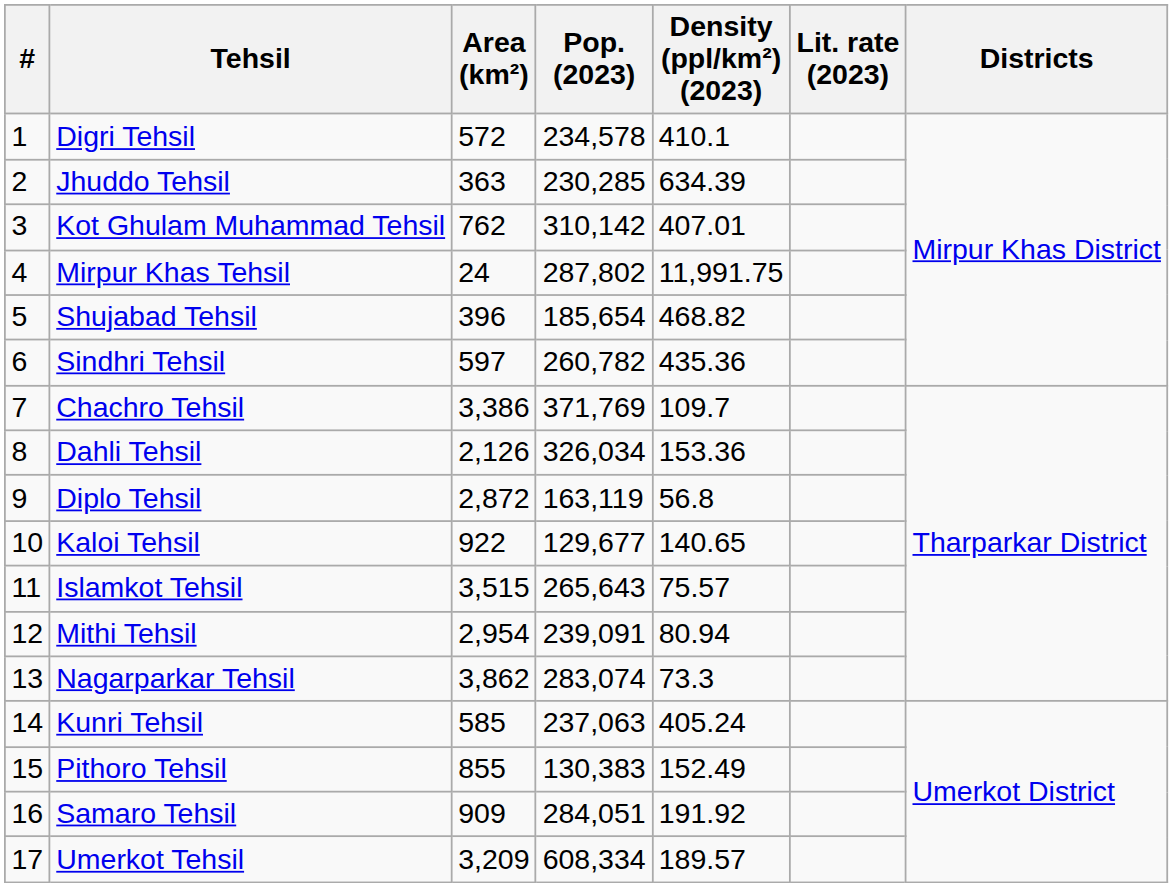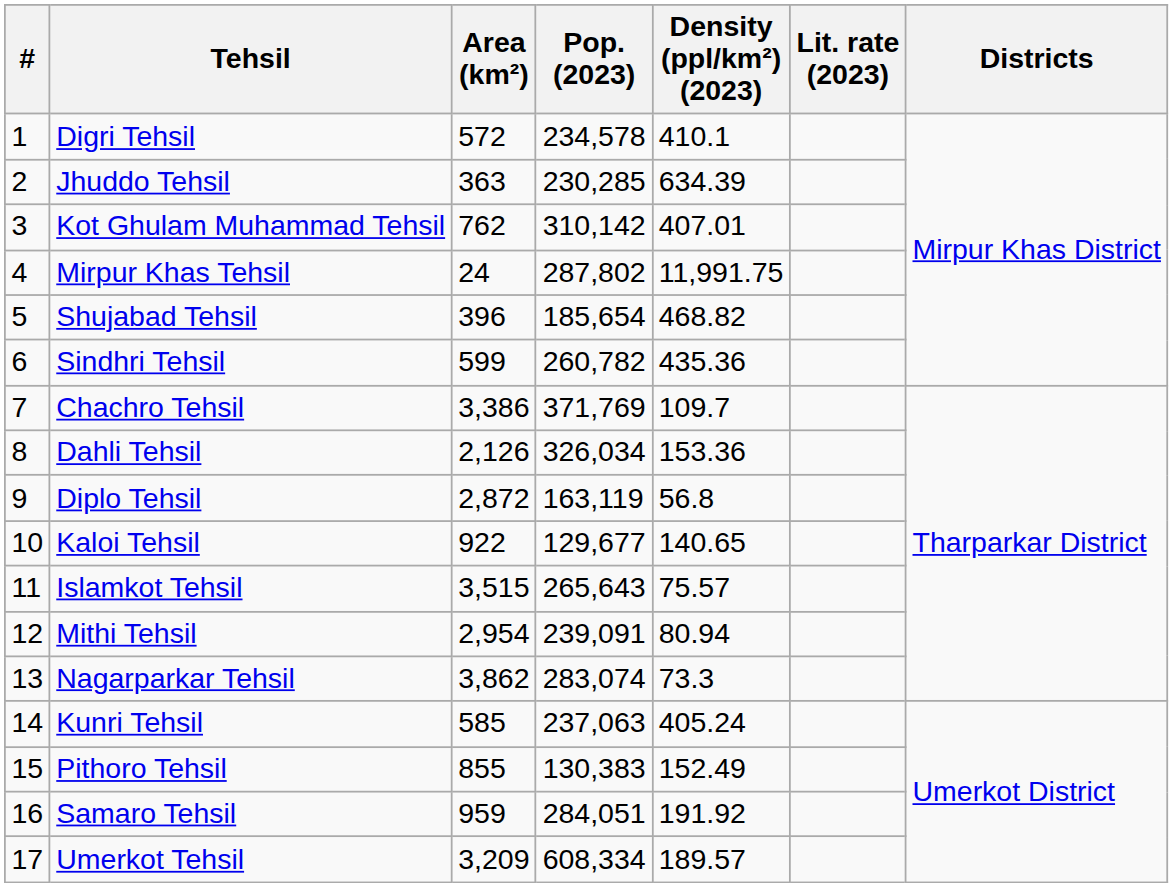(482, 362) 597 -> (482, 362) 599
(482, 813) 909 -> (482, 813) 959
